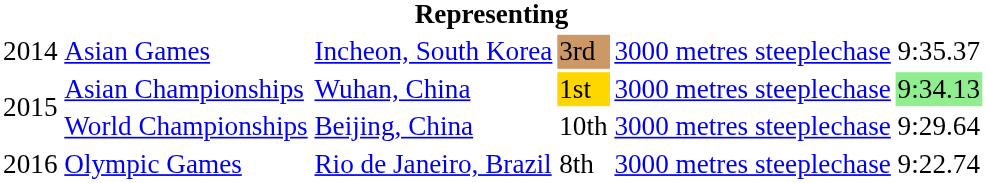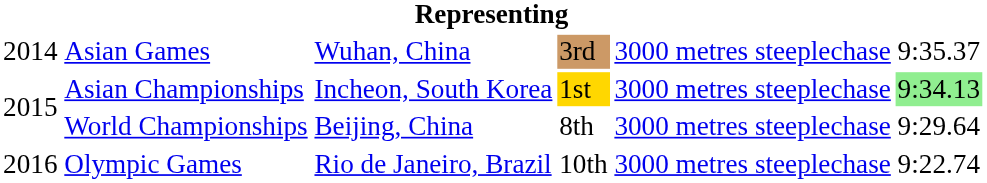(433, 51) Incheon, South Korea -> (392, 51) Wuhan, China
(392, 88) Wuhan, China -> (433, 88) Incheon, South Korea
(583, 126) 10th -> (577, 126) 8th
(577, 163) 8th -> (583, 163) 10th
